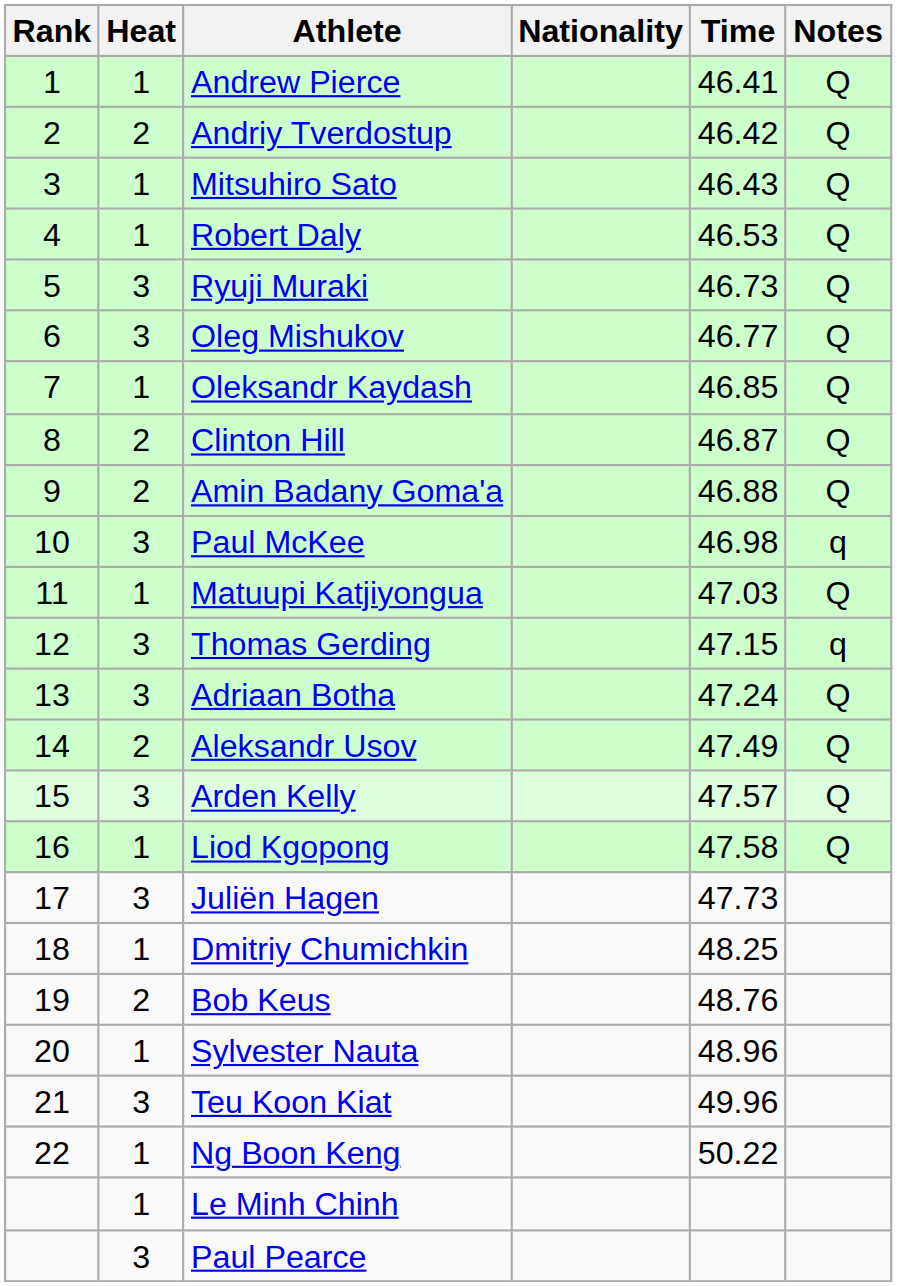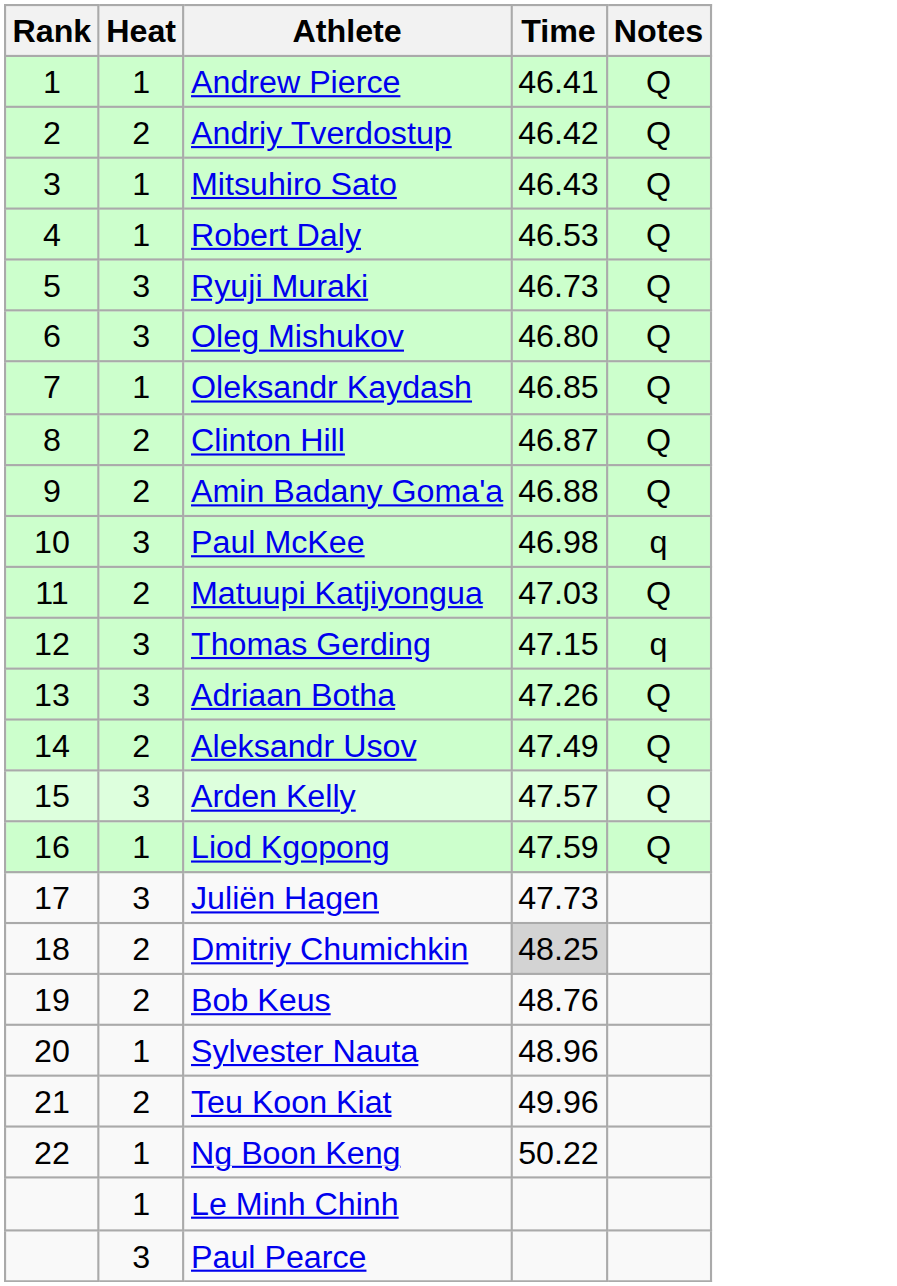- column: (600, 31)
(738, 337) 46.77 -> (558, 337) 46.80
(141, 592) 1 -> (141, 592) 2
(738, 694) 47.24 -> (558, 694) 47.26
(738, 847) 47.58 -> (558, 847) 47.59
(141, 949) 1 -> (141, 949) 2
(738, 949) no background -> (558, 949) lightgrey background
(141, 1102) 3 -> (141, 1102) 2
